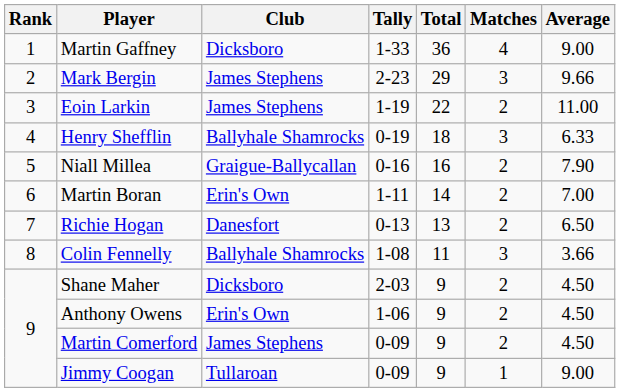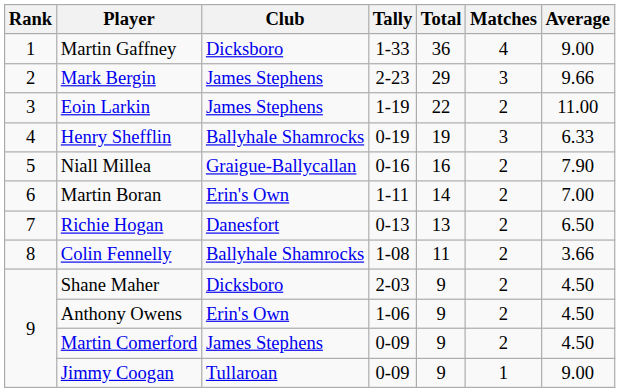(441, 136) 18 -> (441, 136) 19
(503, 254) 3 -> (503, 254) 2
